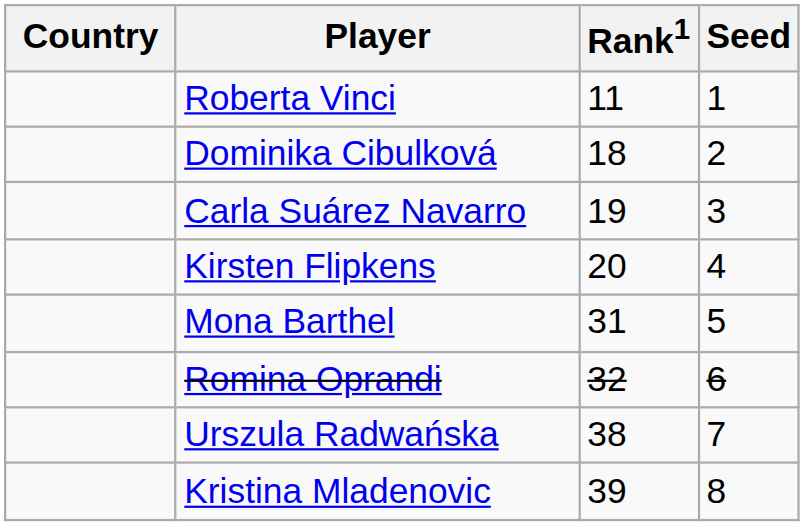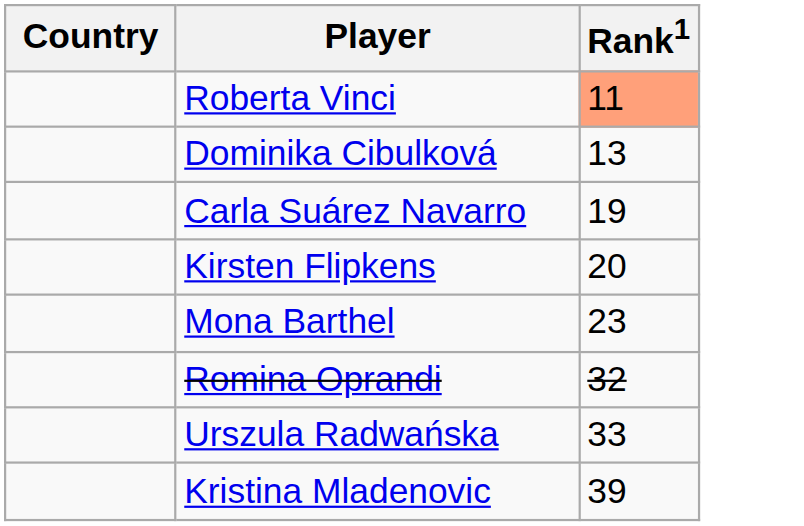- column: (749, 37)
(606, 98) no background -> (606, 98) lightsalmon background
(607, 154) 18 -> (607, 154) 13
(607, 322) 31 -> (607, 322) 23
(607, 434) 38 -> (607, 434) 33
